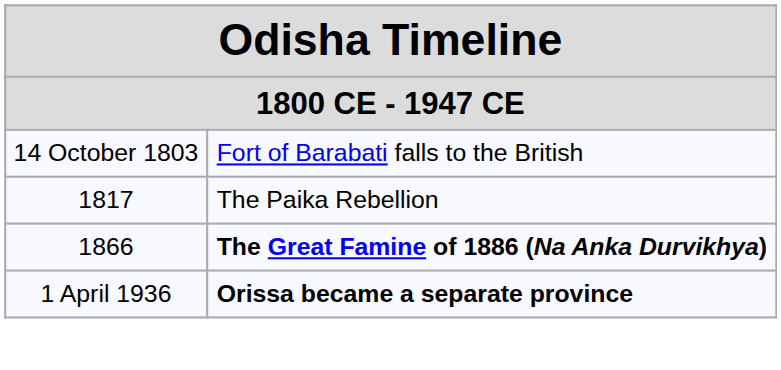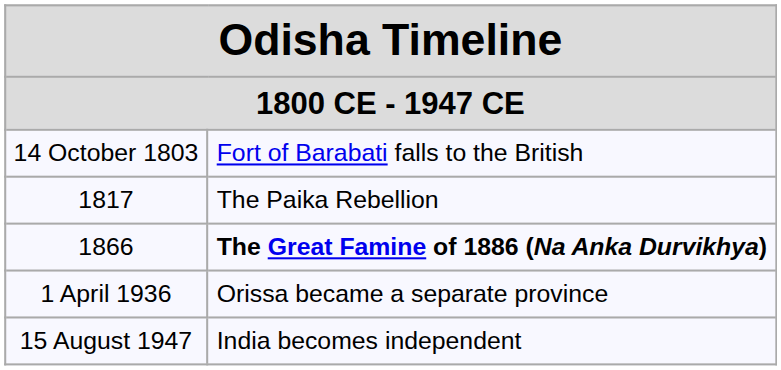(425, 293) bold -> (412, 293) normal
+ row: (106, 340)
